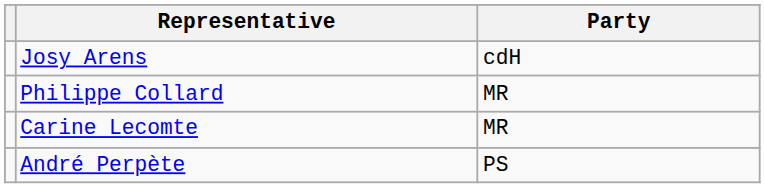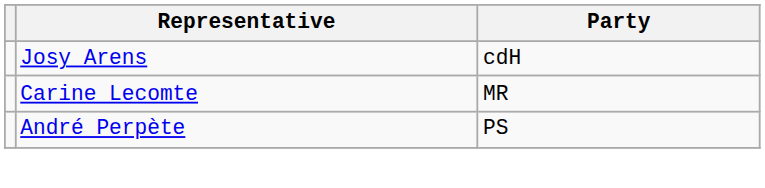- row: (122, 94)
